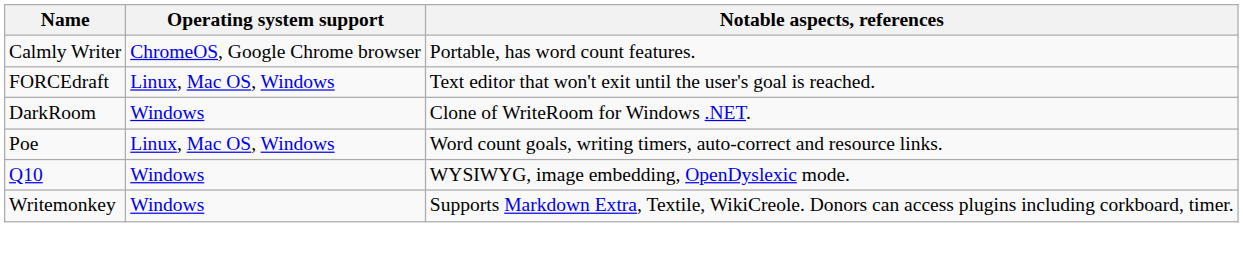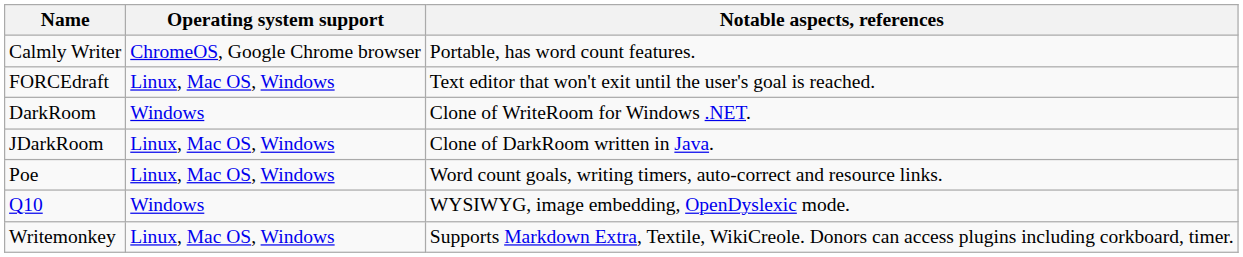+ row: (56, 143)
(167, 205) Windows -> (232, 236) Linux, Mac OS, Windows
